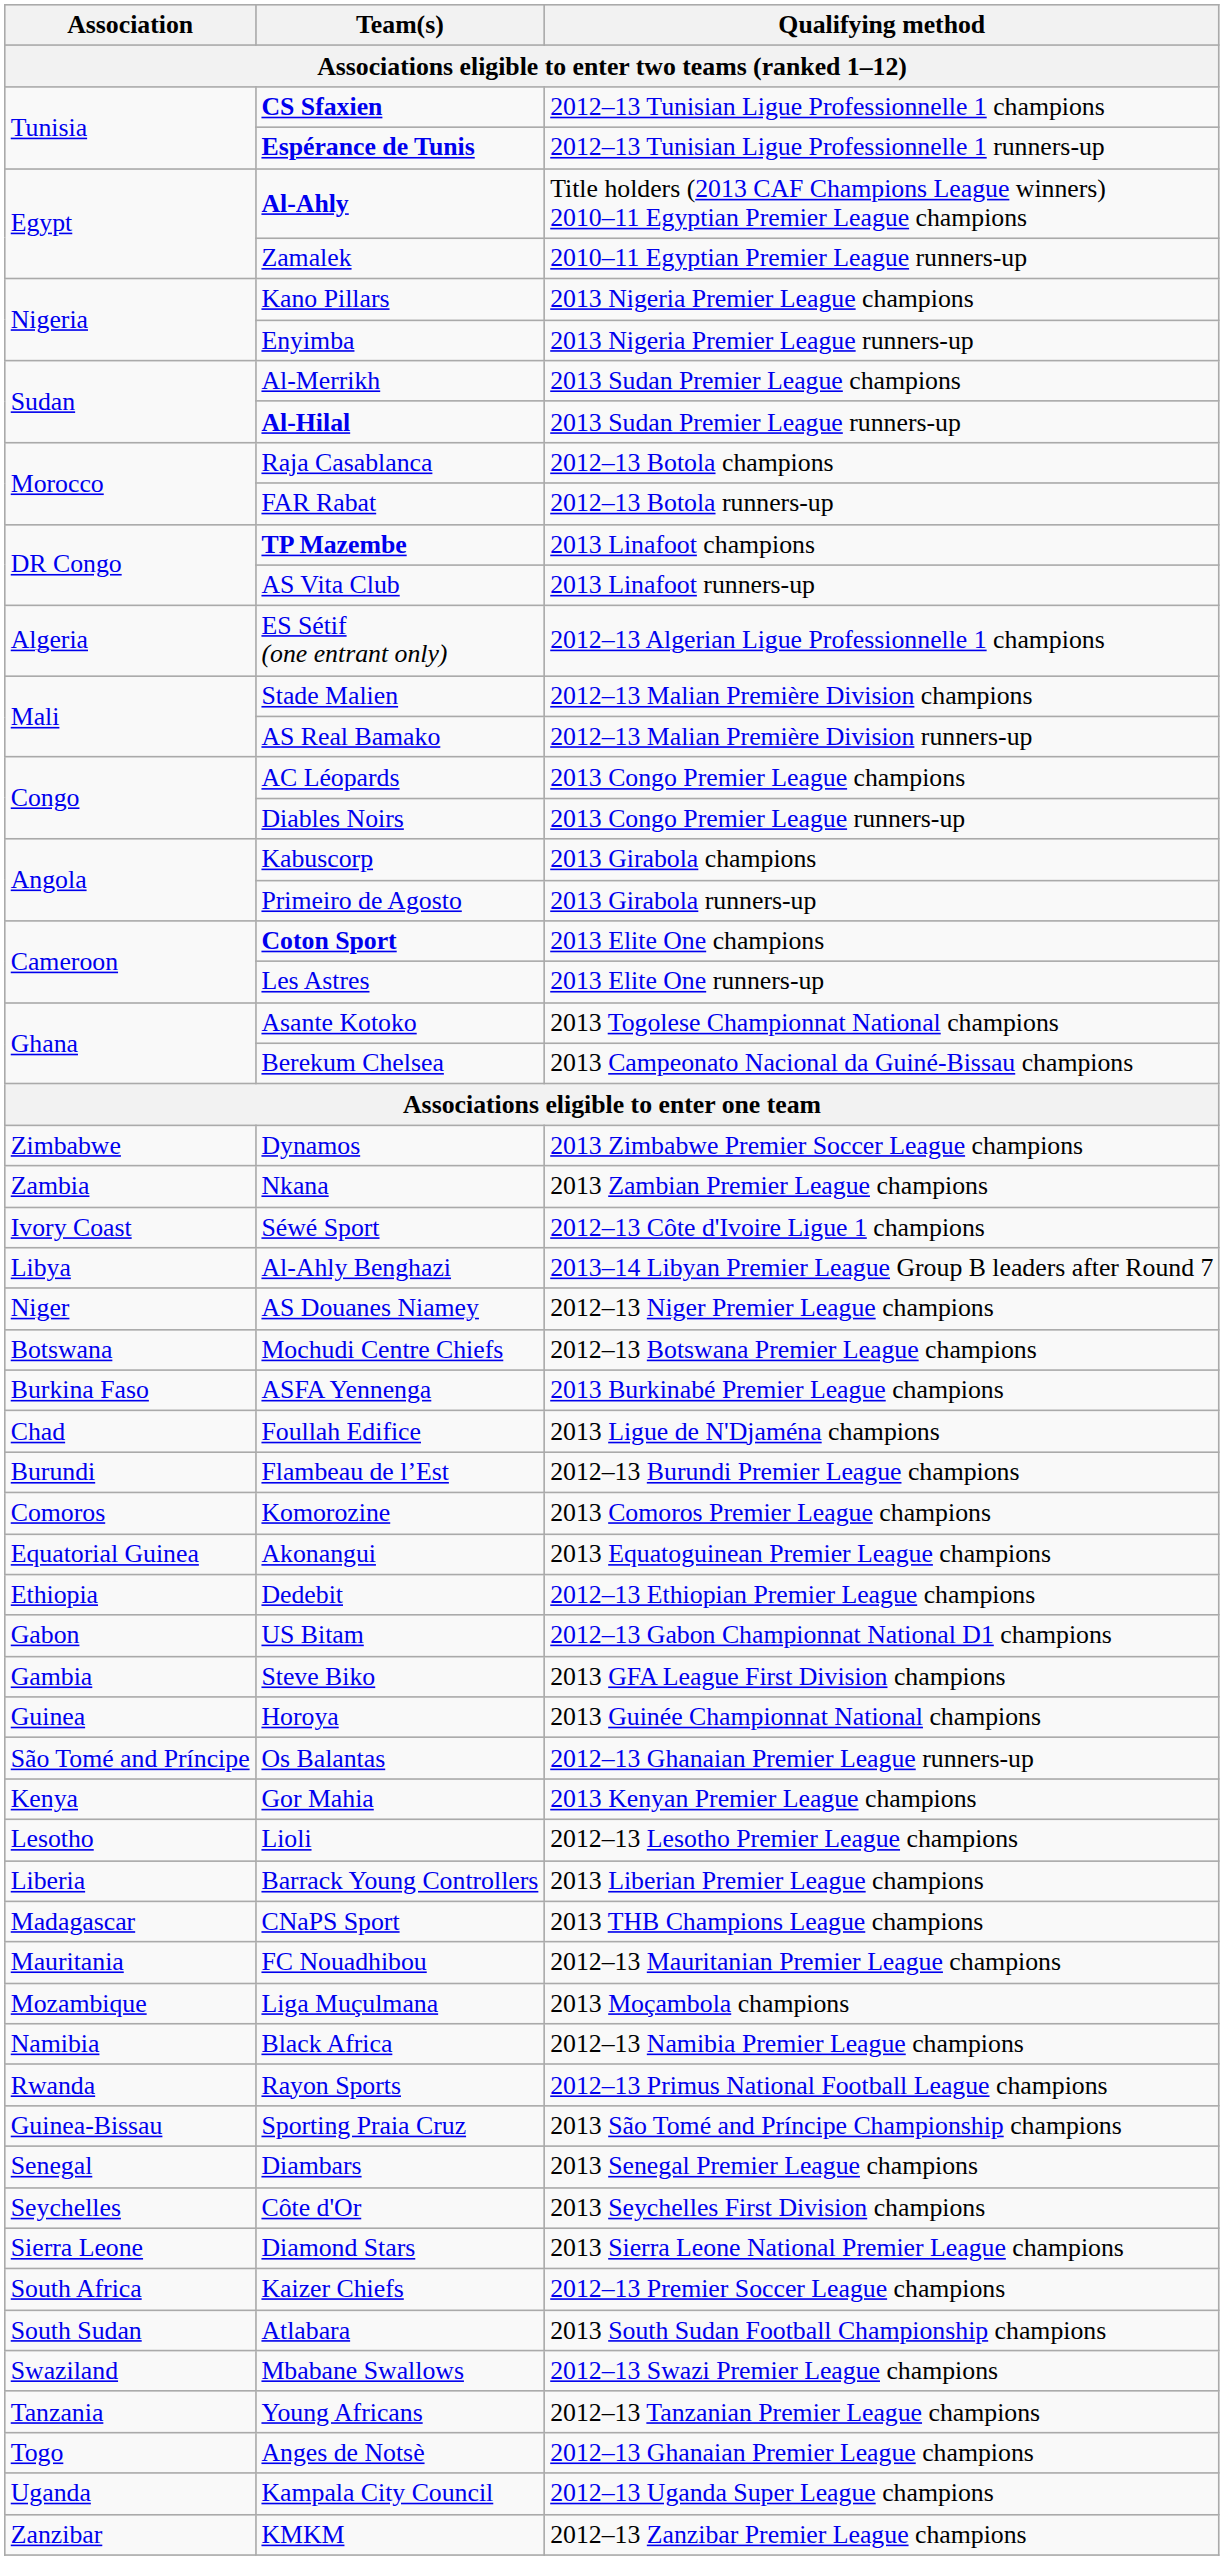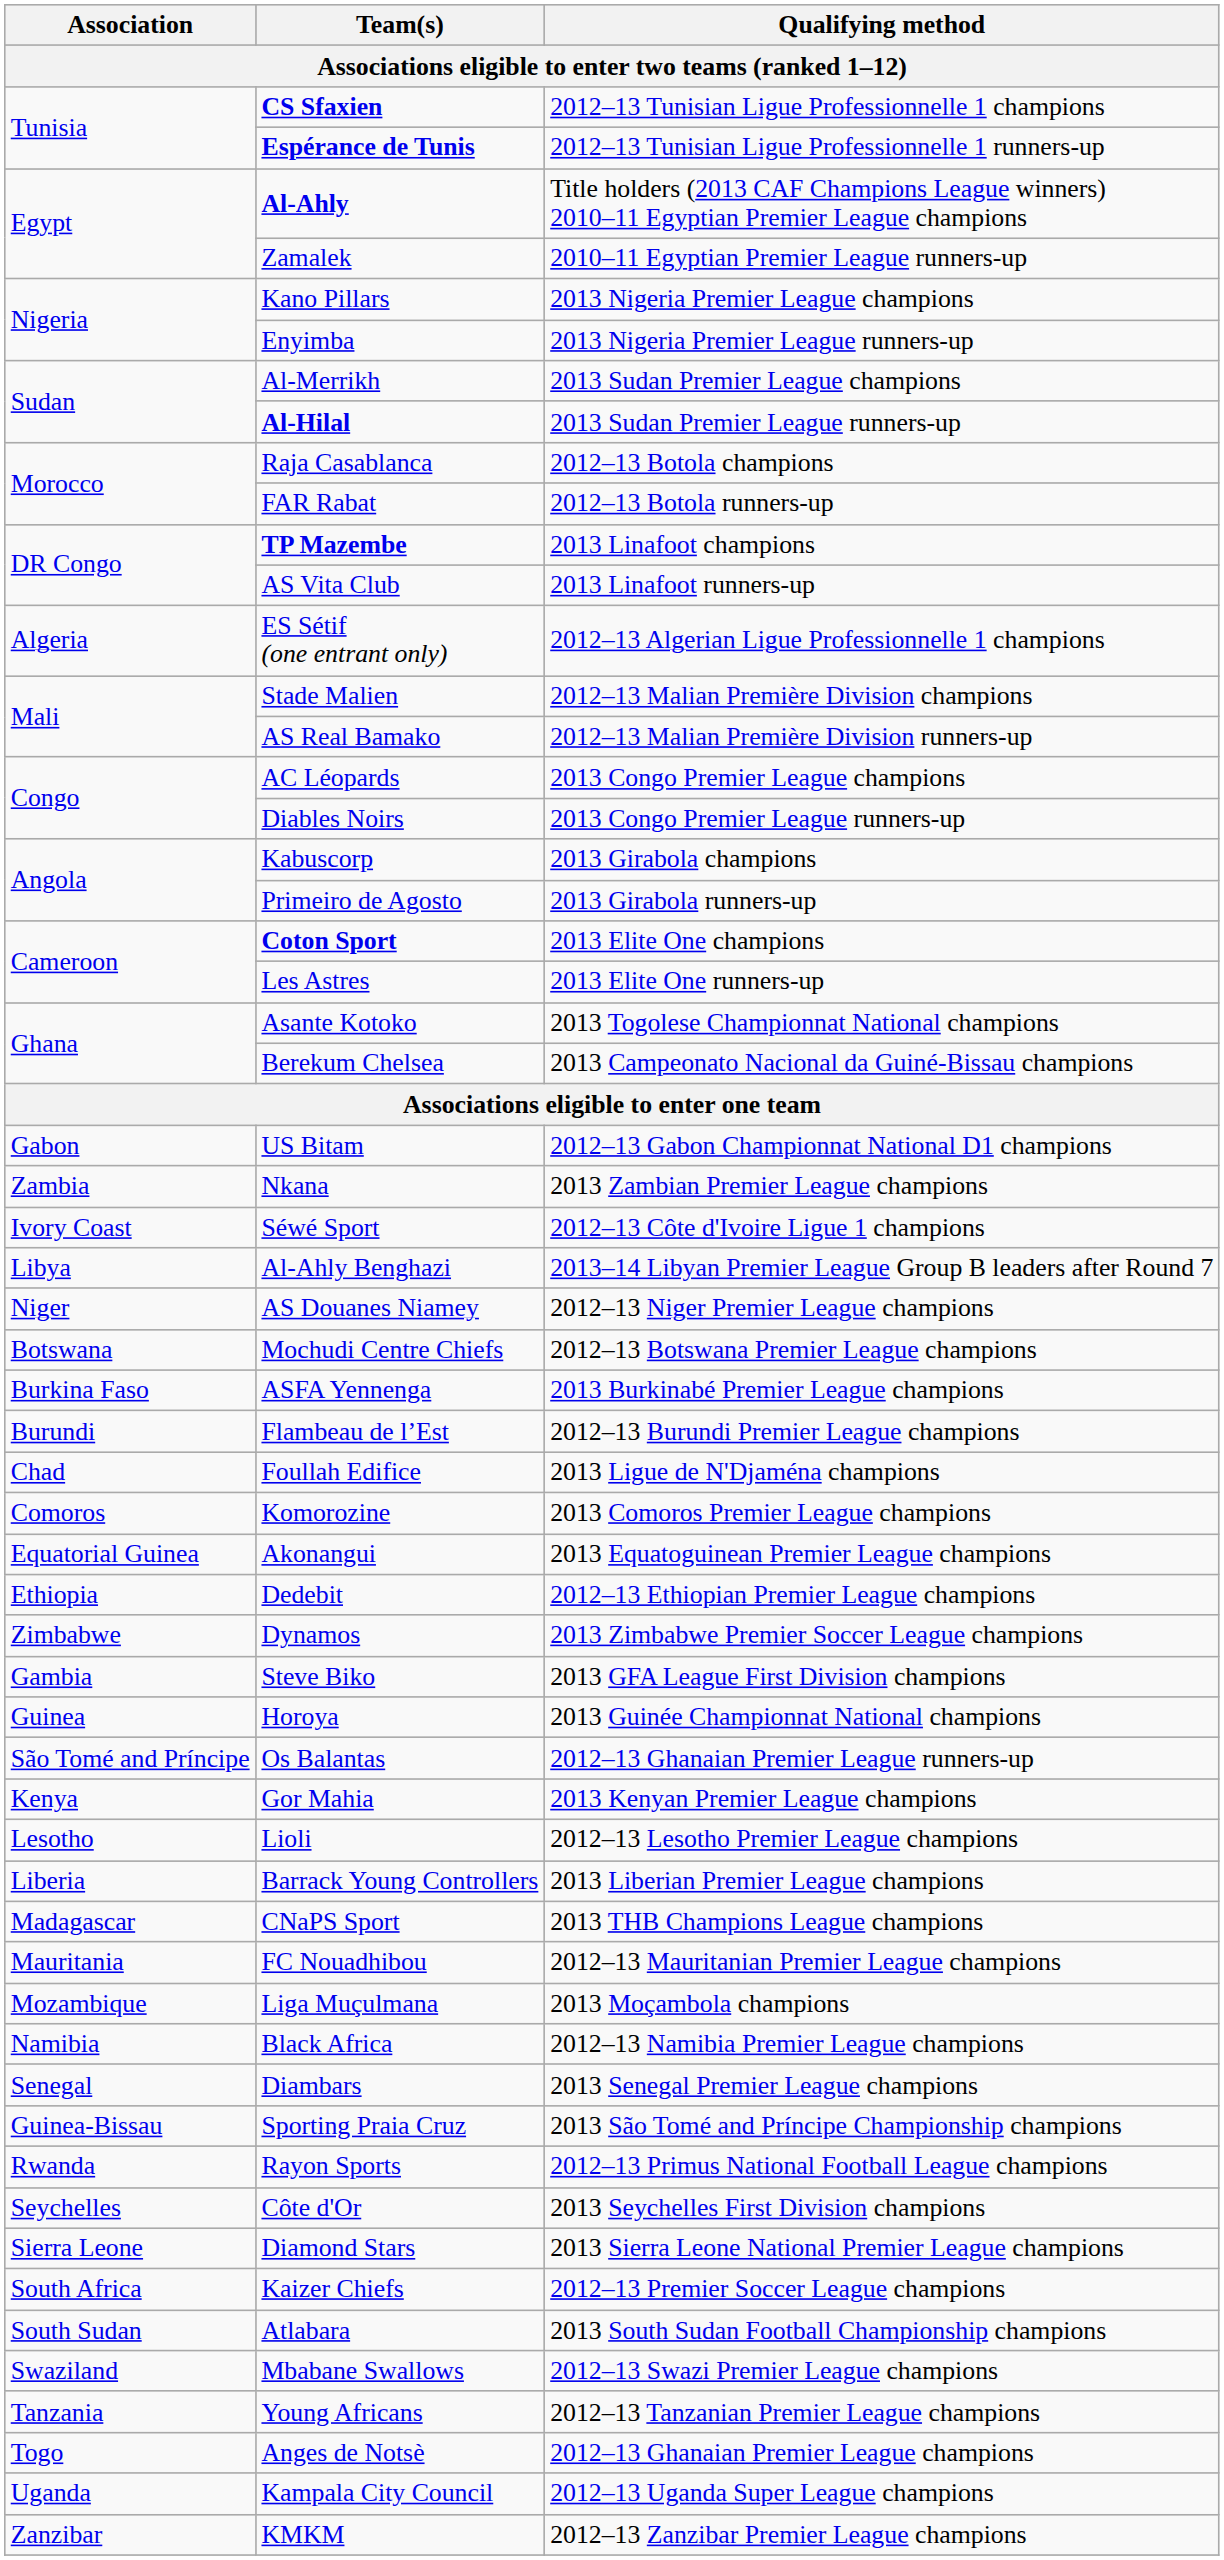rows swapped: (311, 1145) <-> (313, 1635)
rows swapped: (355, 1471) <-> (341, 1431)
rows swapped: (331, 2084) <-> (312, 2166)
